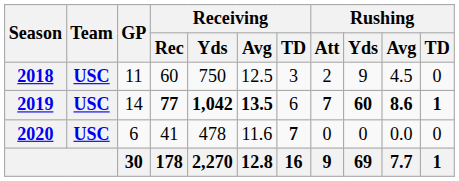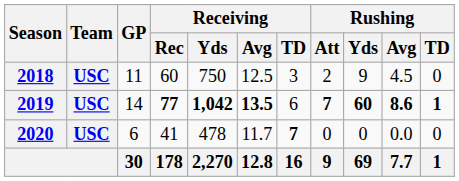(257, 133) 11.6 -> (257, 133) 11.7
